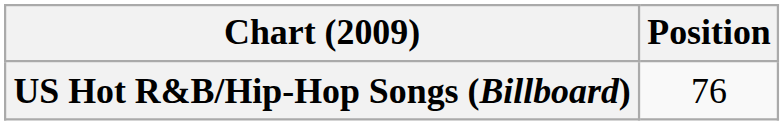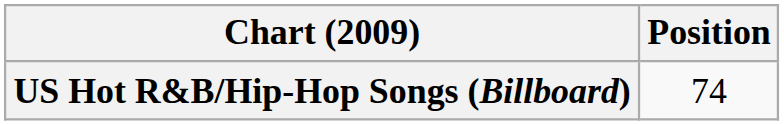(709, 89) 76 -> (709, 89) 74
